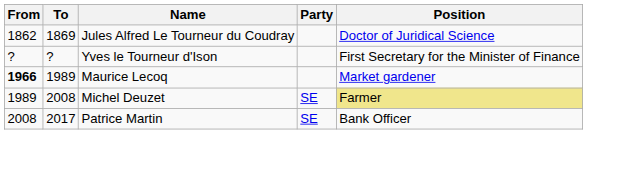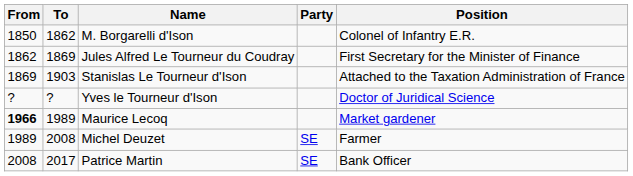+ row: (137, 35)
(417, 35) Doctor of Juridical Science -> (459, 56) First Secretary for the Minister of Finance
+ row: (164, 77)
(459, 56) First Secretary for the Minister of Finance -> (417, 98) Doctor of Juridical Science
(360, 98) khaki background -> (360, 139) no background
